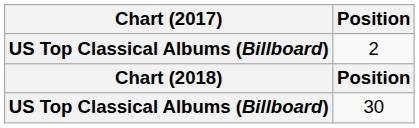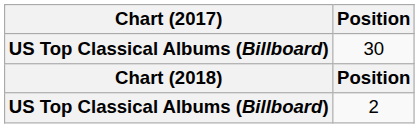rows swapped: (374, 48) <-> (374, 107)
